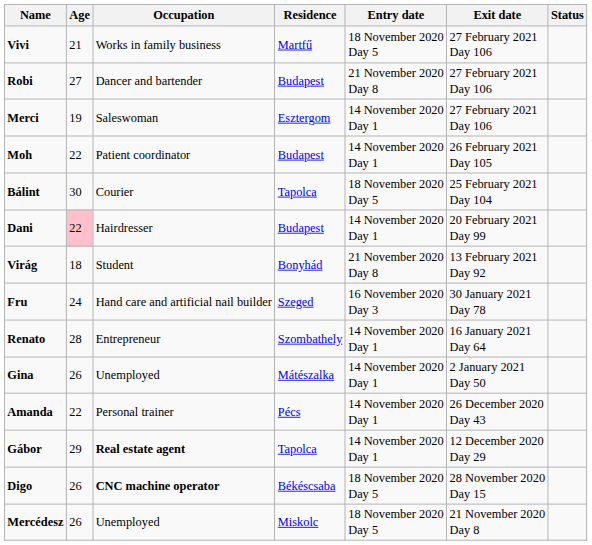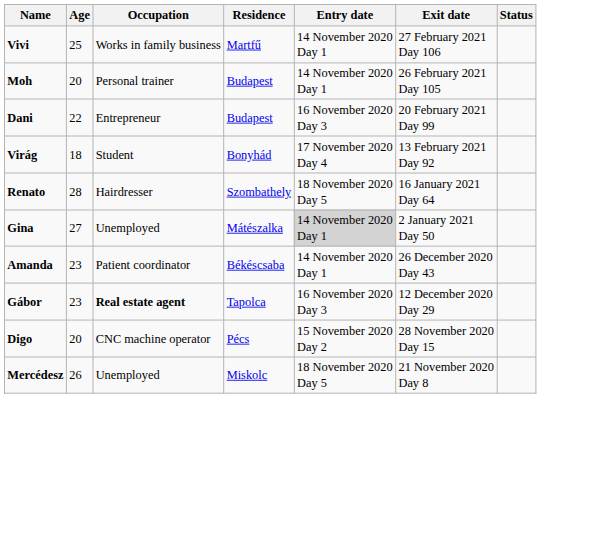(75, 44) 21 -> (75, 44) 25
(396, 44) 18 November 2020 Day 5 -> (345, 44) 14 November 2020 Day 1
- row: (20, 81)
- row: (23, 118)
(75, 155) 22 -> (75, 81) 20
(143, 155) Patient coordinator -> (135, 81) Personal trainer
- row: (23, 192)
(75, 228) pink background -> (75, 118) no background
(124, 228) Hairdresser -> (128, 118) Entrepreneur
(396, 228) 14 November 2020 Day 1 -> (345, 118) 16 November 2020 Day 3
(396, 265) 21 November 2020 Day 8 -> (345, 155) 17 November 2020 Day 4
- row: (17, 302)
(128, 339) Entrepreneur -> (124, 192) Hairdresser
(396, 339) 14 November 2020 Day 1 -> (345, 192) 18 November 2020 Day 5
(75, 375) 26 -> (75, 228) 27
(396, 375) no background -> (345, 228) lightgrey background
(75, 412) 22 -> (75, 265) 23
(135, 412) Personal trainer -> (143, 265) Patient coordinator
(289, 412) Pécs -> (256, 265) Békéscsaba
(75, 449) 29 -> (75, 302) 23
(396, 449) 14 November 2020 Day 1 -> (345, 302) 16 November 2020 Day 3
(75, 486) 26 -> (75, 339) 20
(158, 486) bold -> (153, 339) normal
(307, 486) Békéscsaba -> (238, 339) Pécs
(396, 486) 18 November 2020 Day 5 -> (345, 339) 15 November 2020 Day 2
